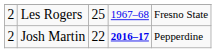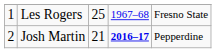(11, 15) 2 -> (11, 15) 1
(98, 36) 22 -> (98, 36) 21
